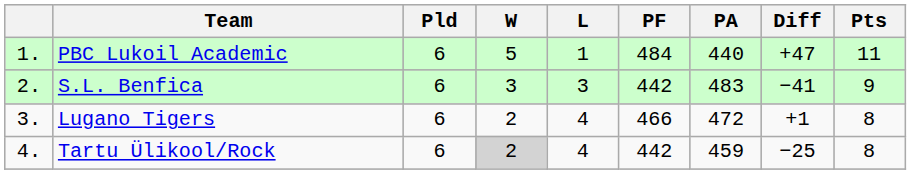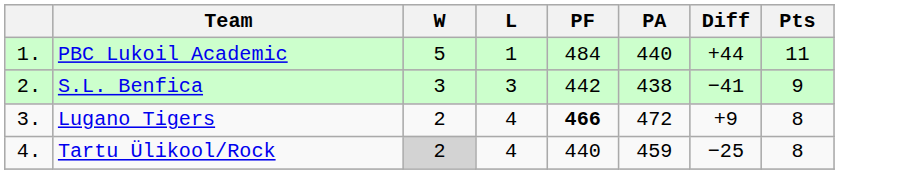- column: (440, 21)
(797, 54) +47 -> (726, 54) +44
(726, 87) 483 -> (654, 87) 438
(654, 120) normal -> (583, 120) bold
(797, 120) +1 -> (726, 120) +9
(654, 153) 442 -> (583, 153) 440
